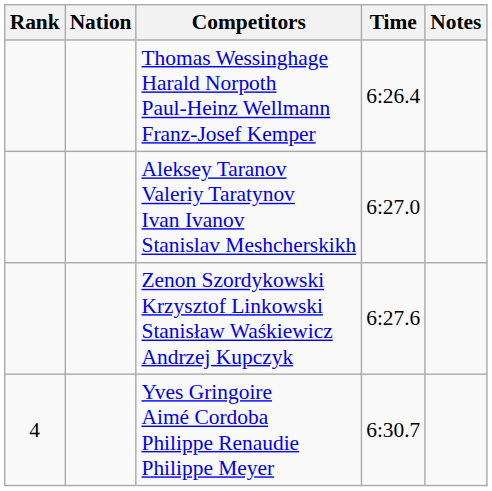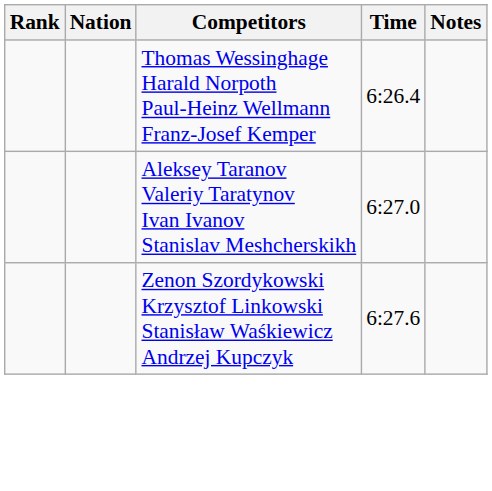- row: (220, 430)
